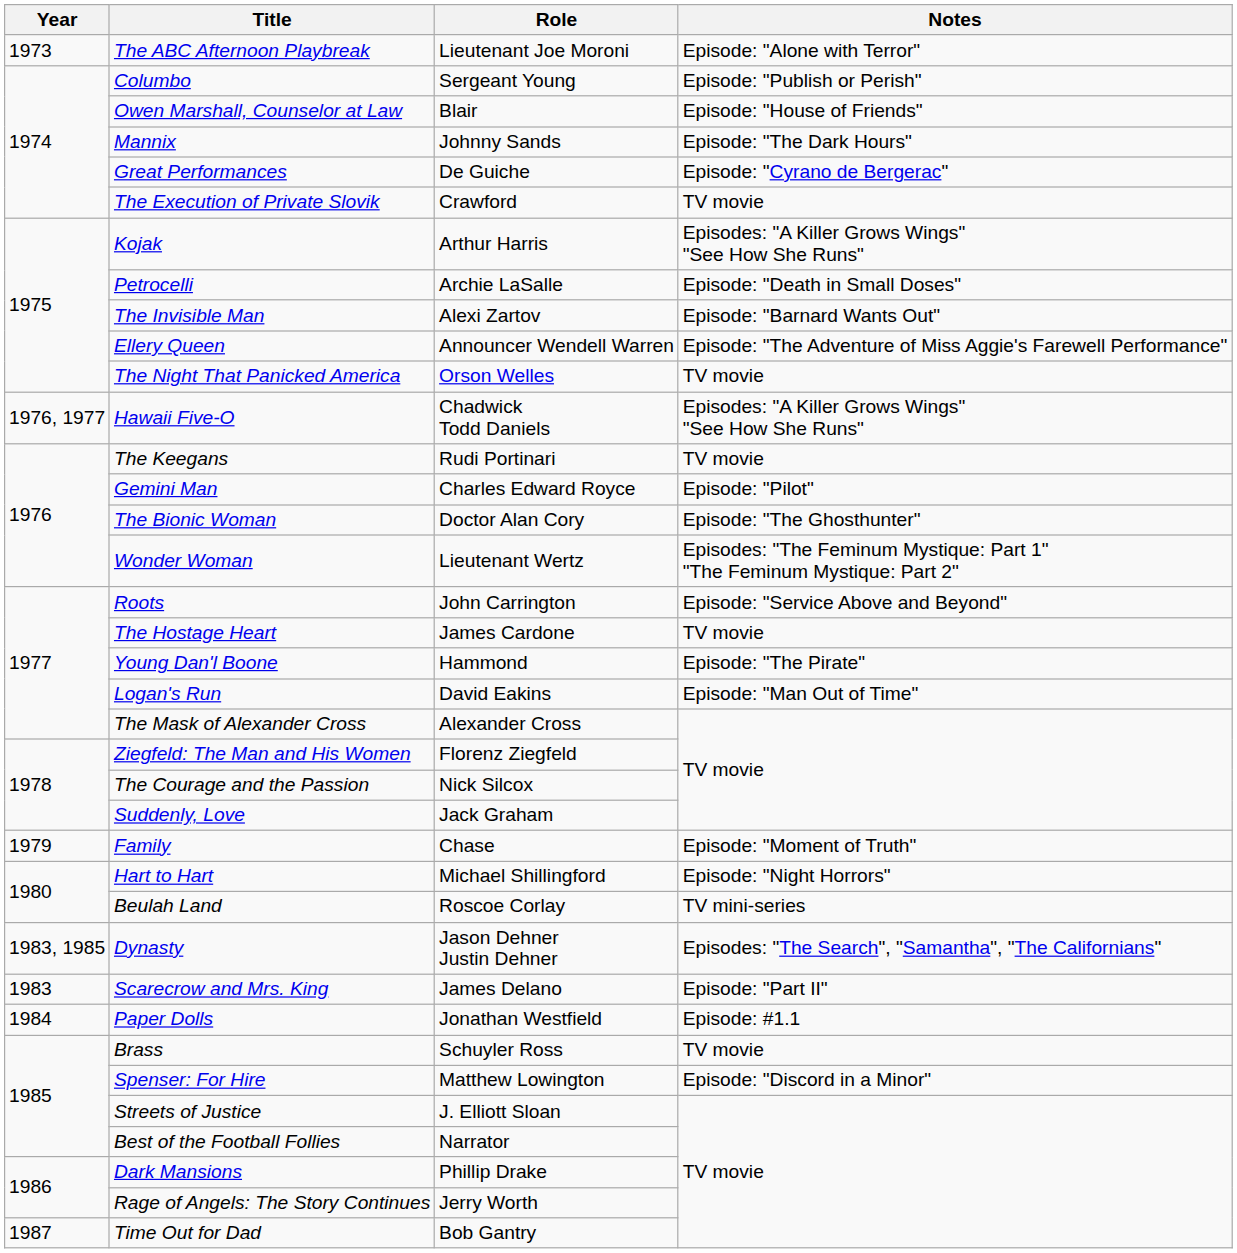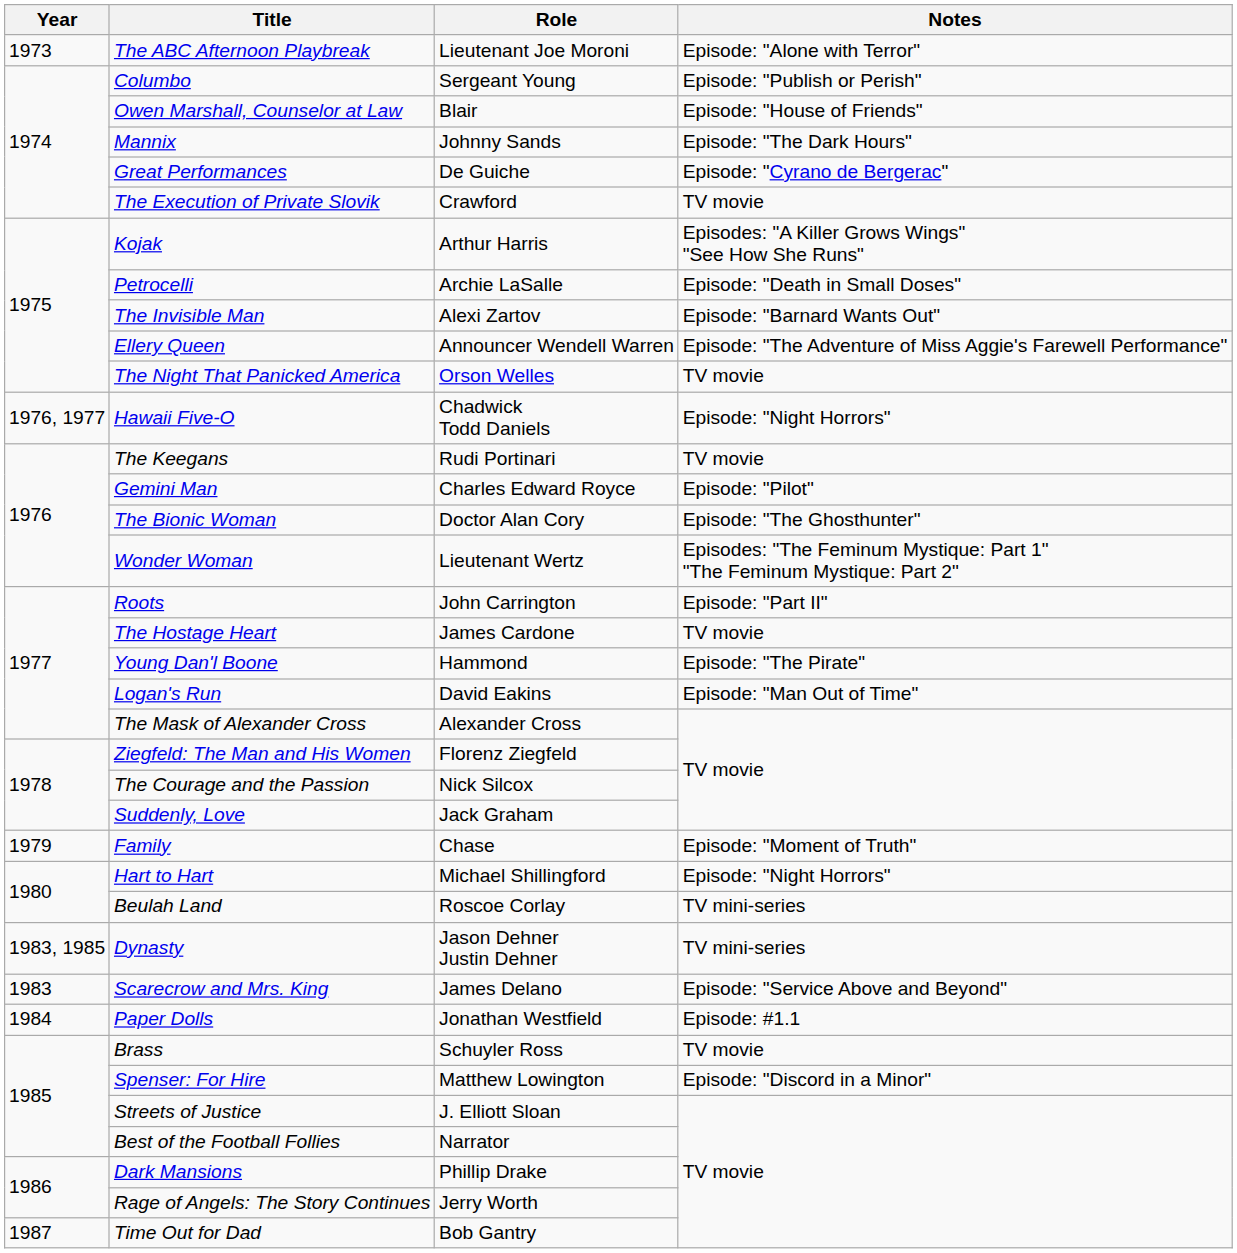(824, 417) Episodes: "A Killer Grows Wings" "See How She Runs" -> (787, 417) Episode: "Night Horrors"
(845, 602) Episode: "Service Above and Beyond" -> (755, 602) Episode: "Part II"
(922, 947) Episodes: "The Search", "Samantha", "The Californians" -> (744, 947) TV mini-series
(755, 989) Episode: "Part II" -> (845, 989) Episode: "Service Above and Beyond"
